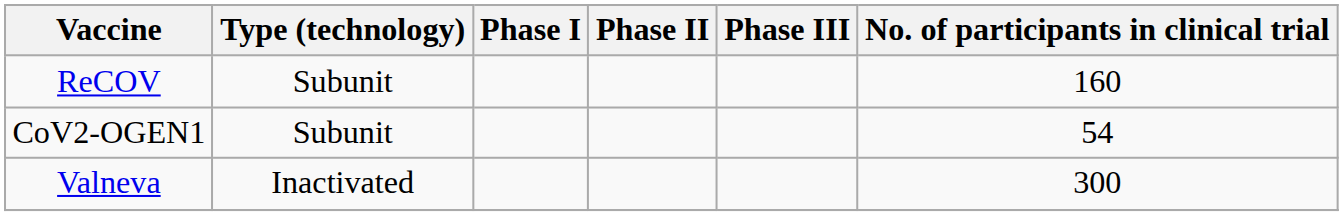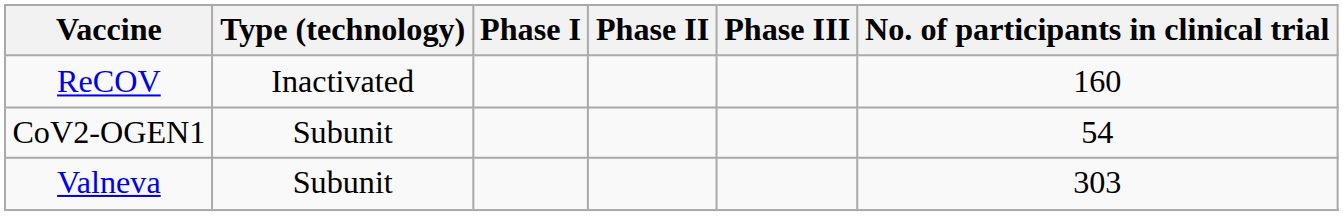(343, 81) Subunit -> (343, 81) Inactivated
(343, 183) Inactivated -> (343, 183) Subunit
(1097, 183) 300 -> (1097, 183) 303
